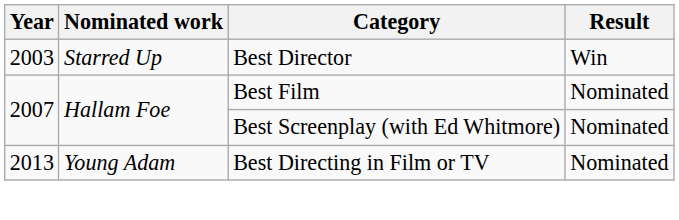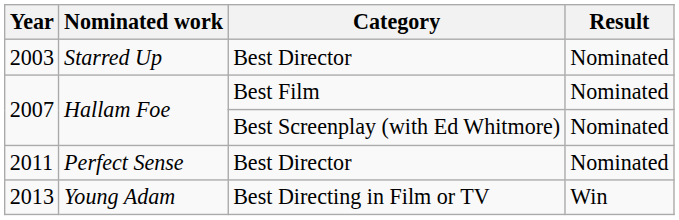(589, 57) Win -> (619, 57) Nominated
+ row: (31, 162)
(619, 162) Nominated -> (589, 197) Win
